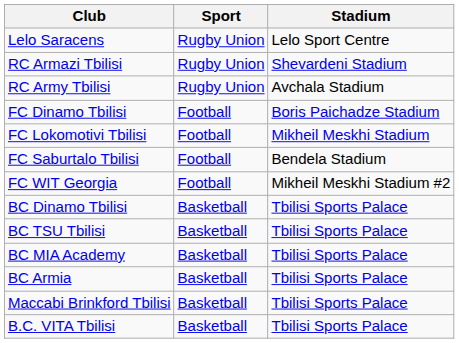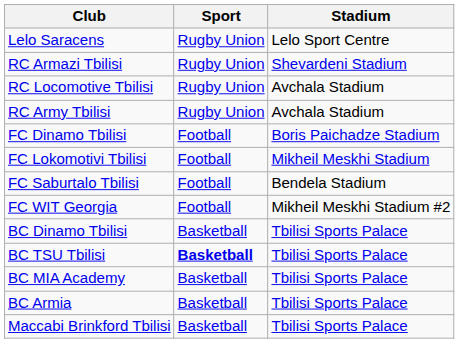+ row: (81, 87)
(212, 231) normal -> (215, 254) bold
- row: (62, 326)
